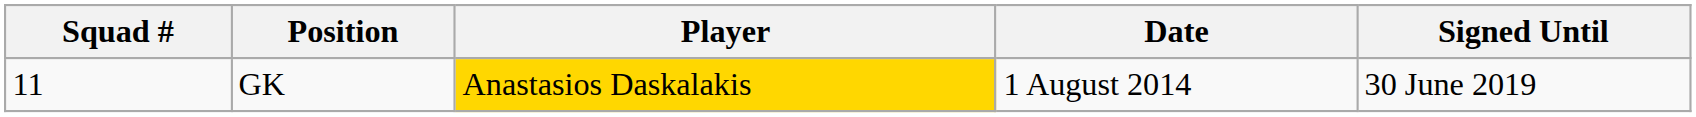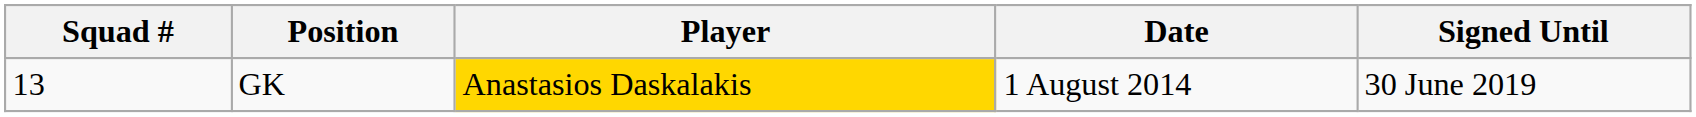(28, 84) 11 -> (29, 84) 13
